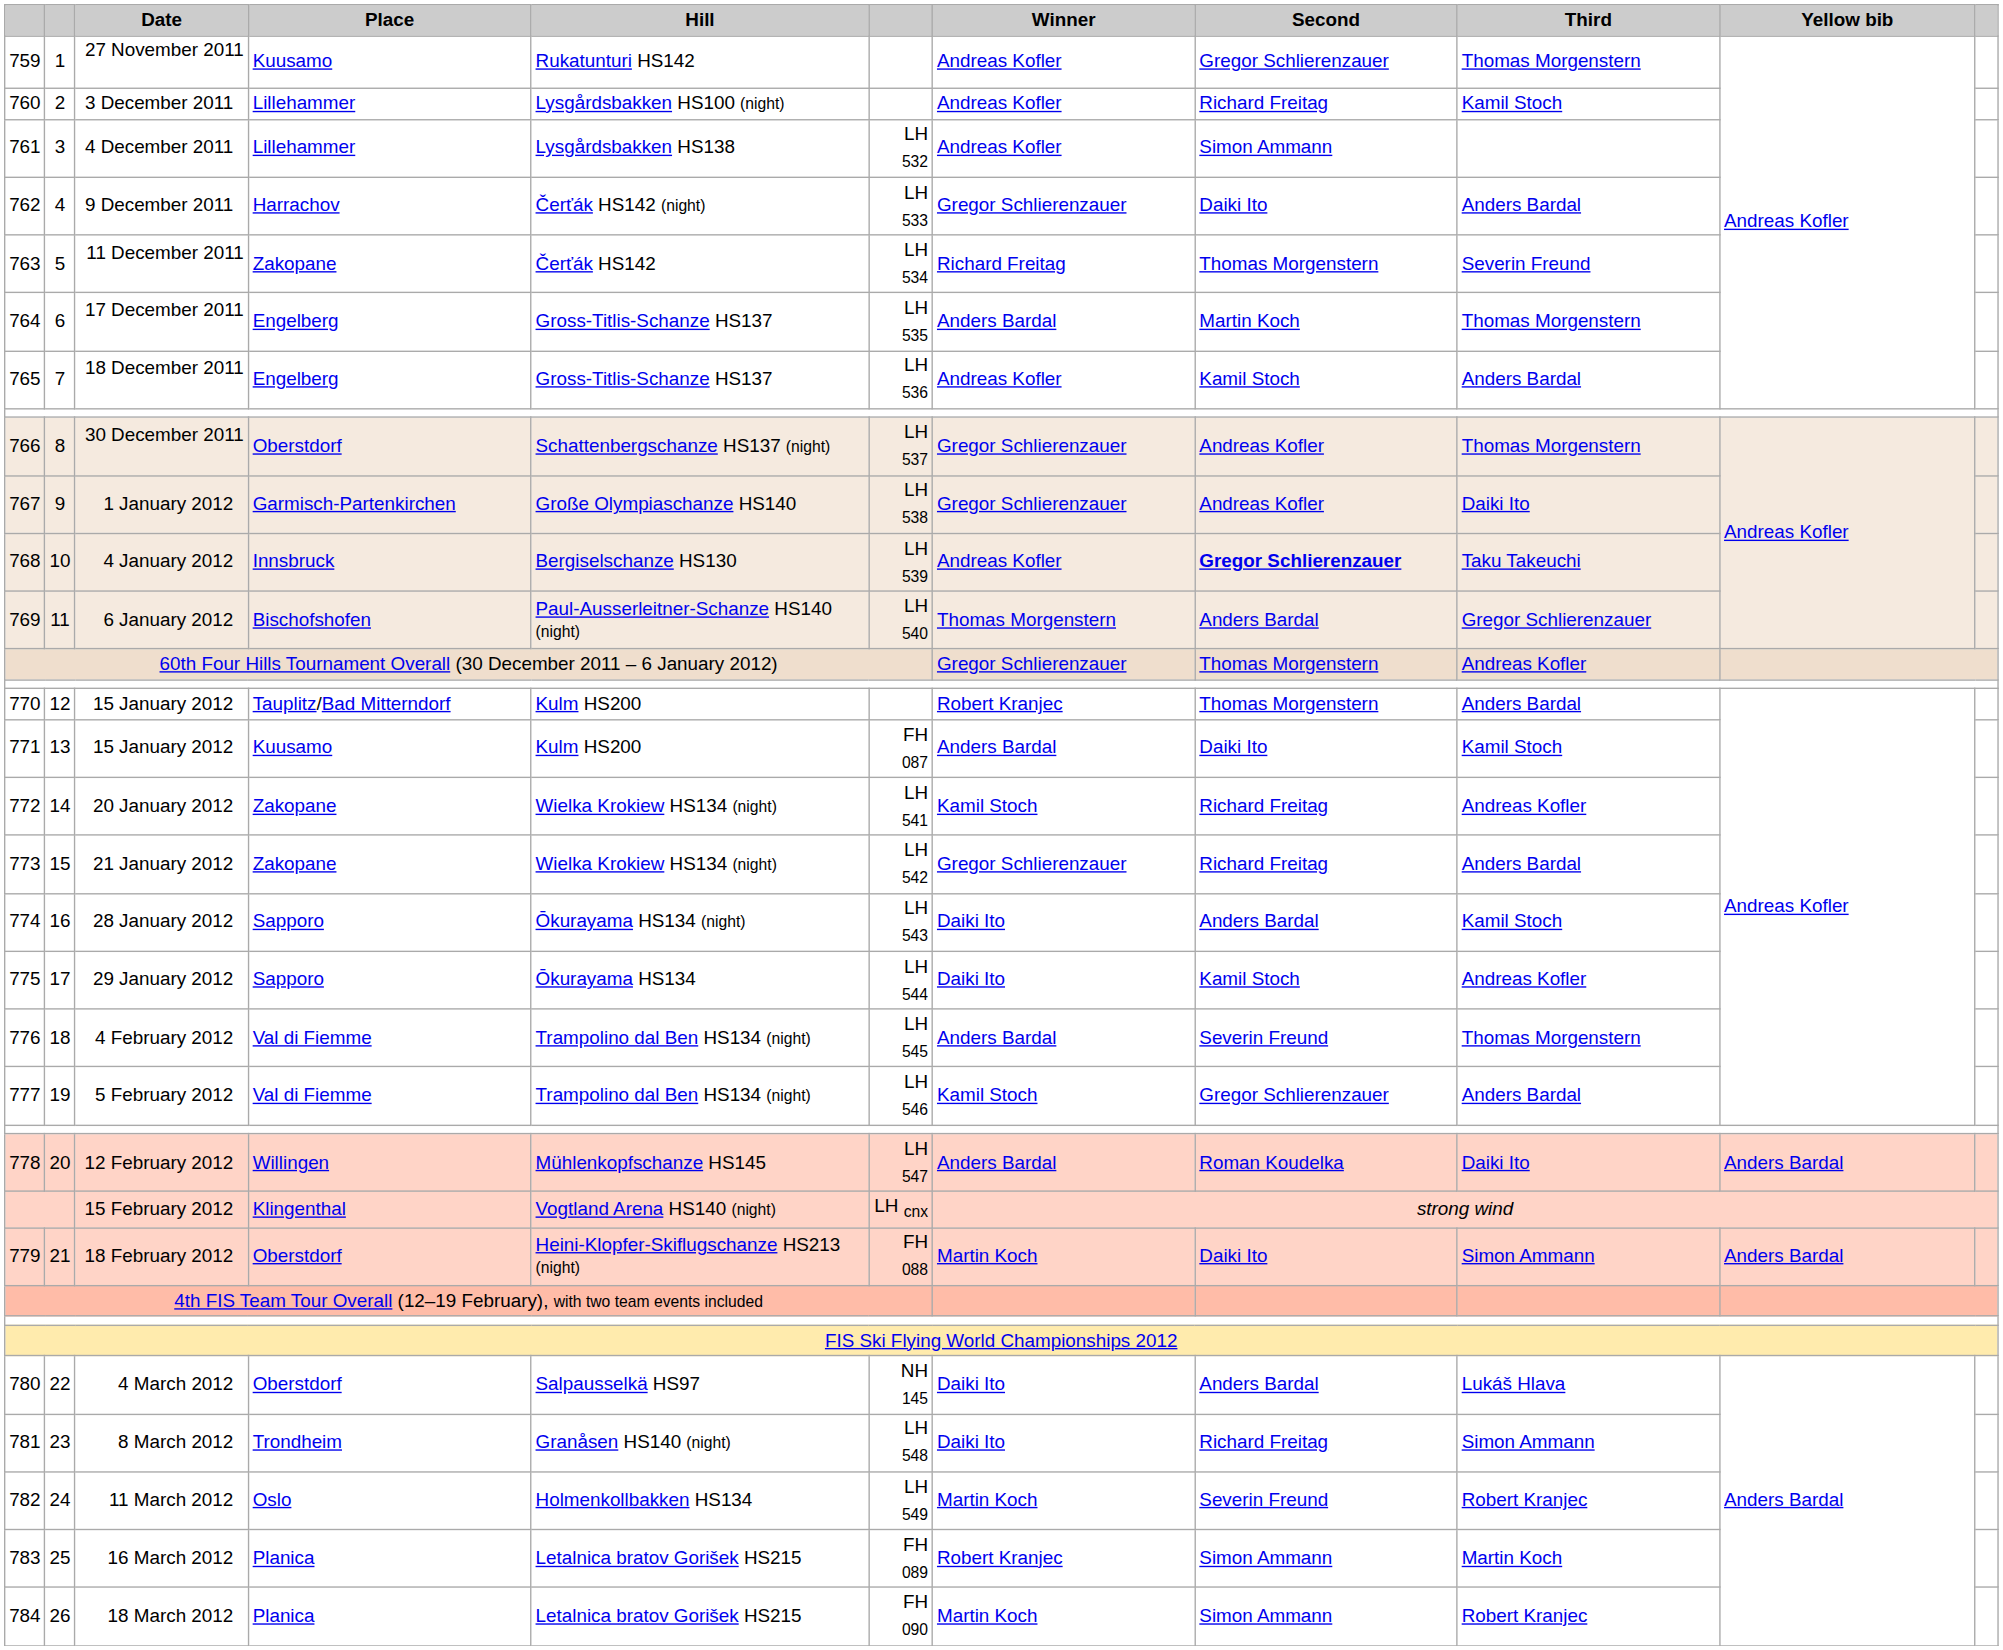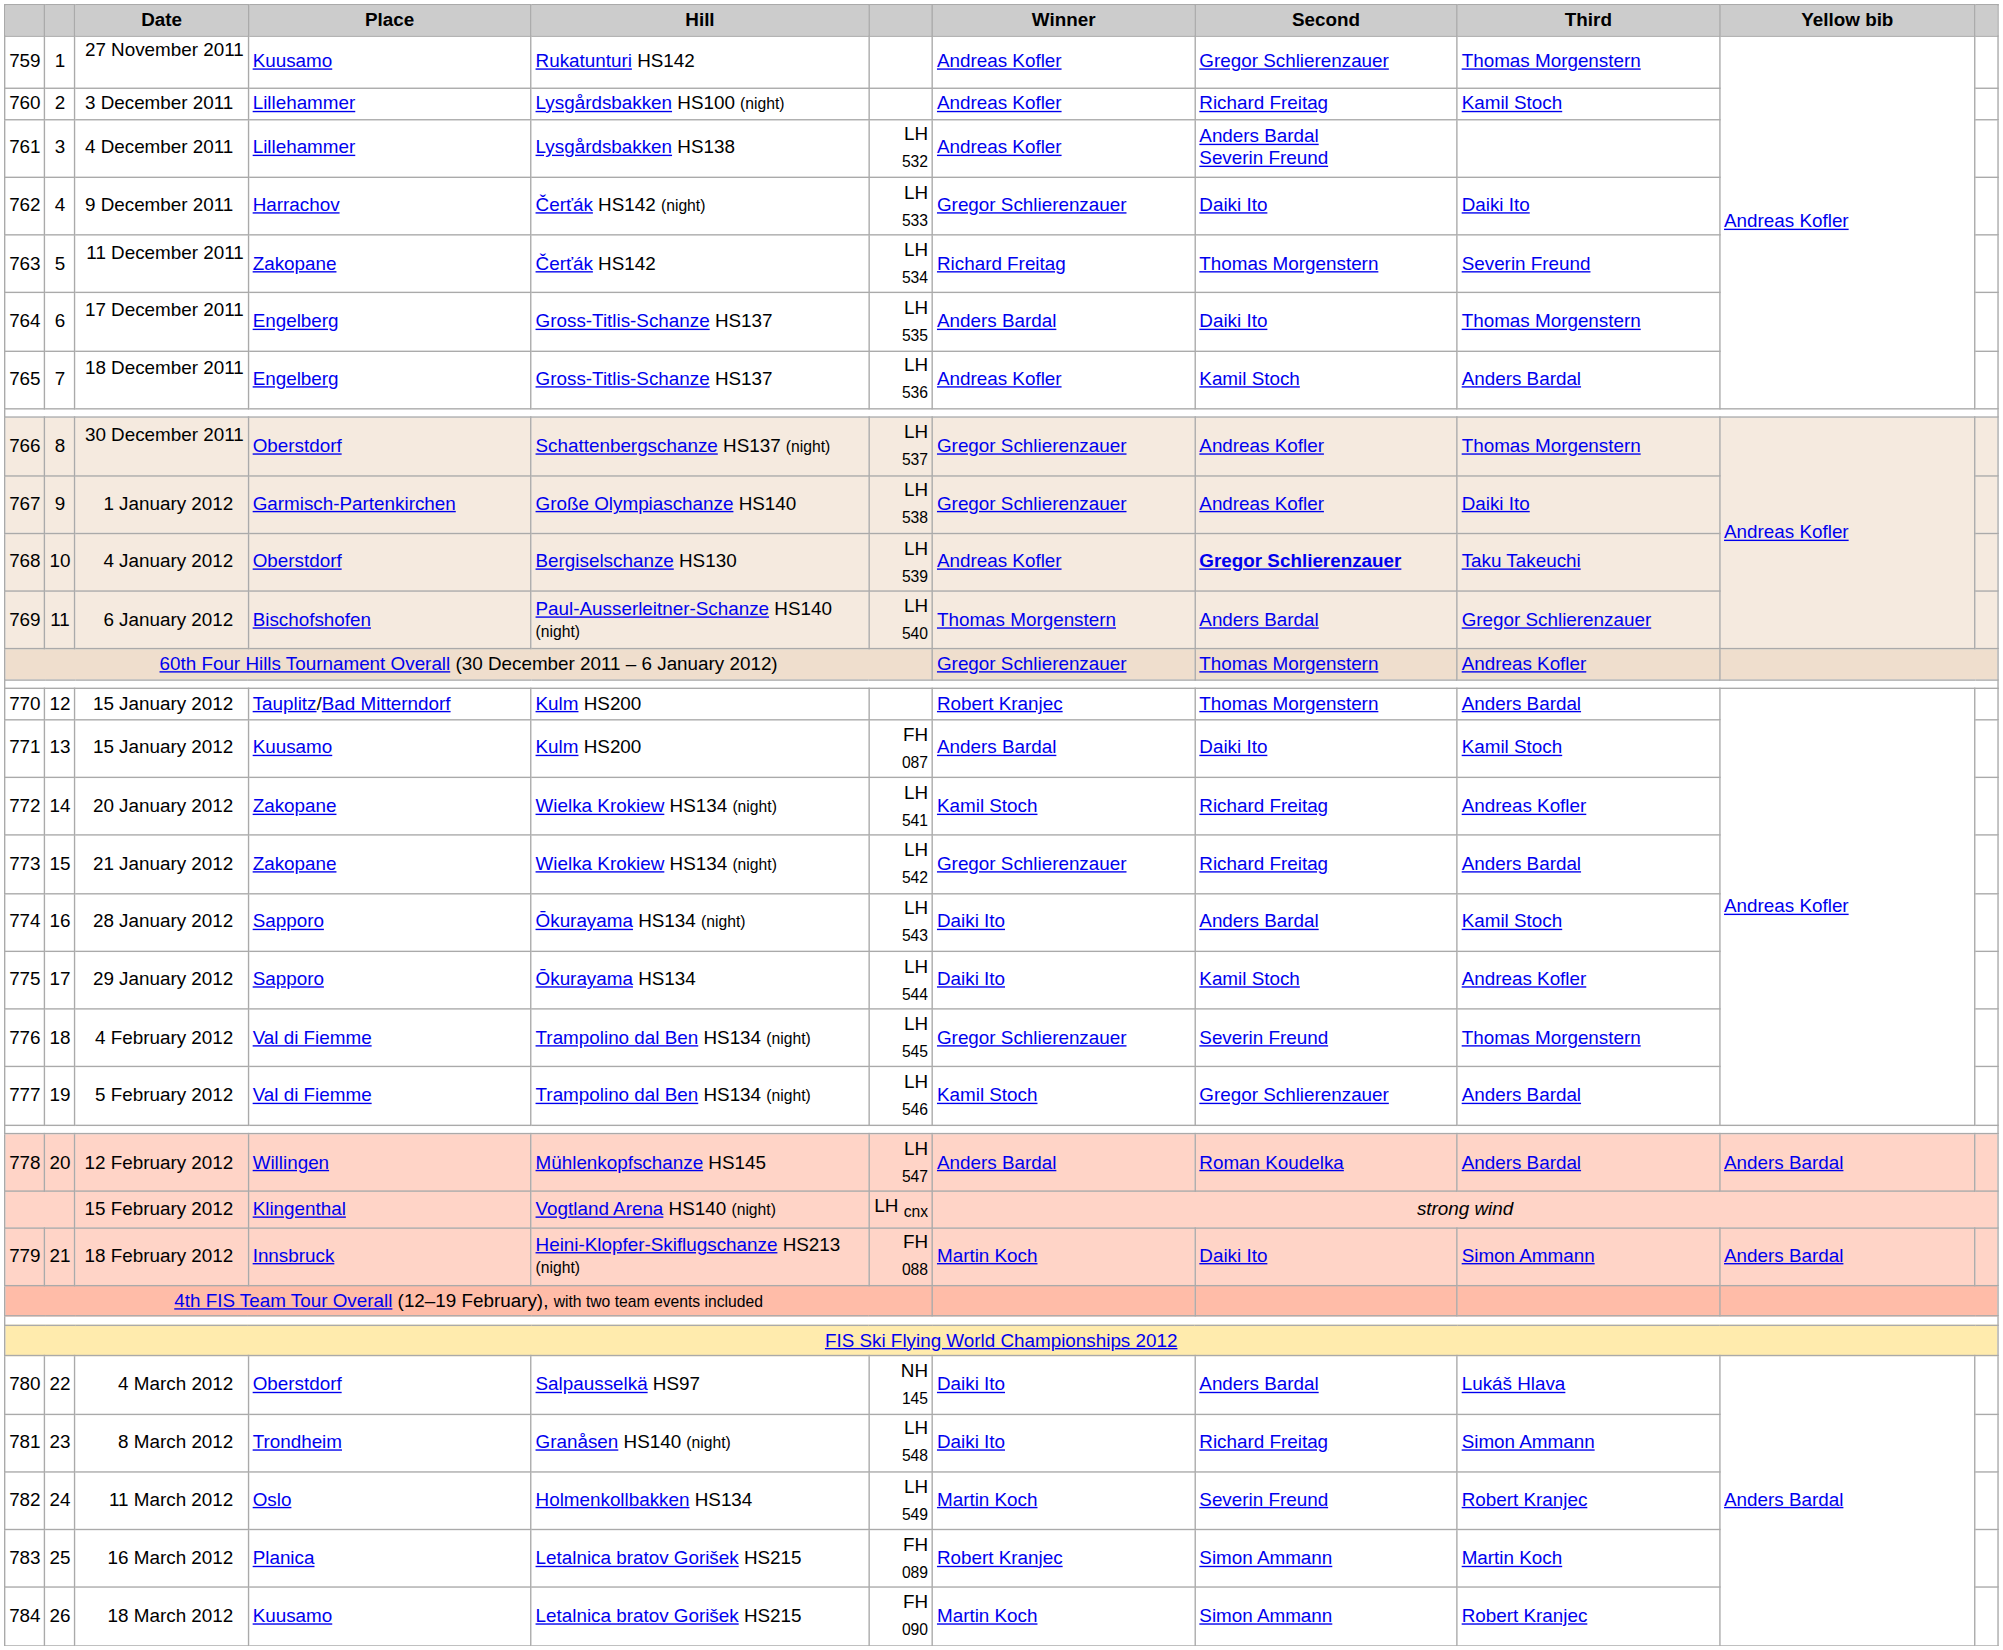(1266, 147) Simon Ammann -> (1264, 147) Anders Bardal Severin Freund
(1521, 205) Anders Bardal -> (1496, 205) Daiki Ito
(1250, 321) Martin Koch -> (1233, 321) Daiki Ito
(293, 561) Innsbruck -> (297, 561) Oberstdorf
(997, 1037) Anders Bardal -> (1032, 1037) Gregor Schlierenzauer
(1496, 1162) Daiki Ito -> (1521, 1162) Anders Bardal
(297, 1255) Oberstdorf -> (293, 1255) Innsbruck
(284, 1615) Planica -> (292, 1615) Kuusamo
